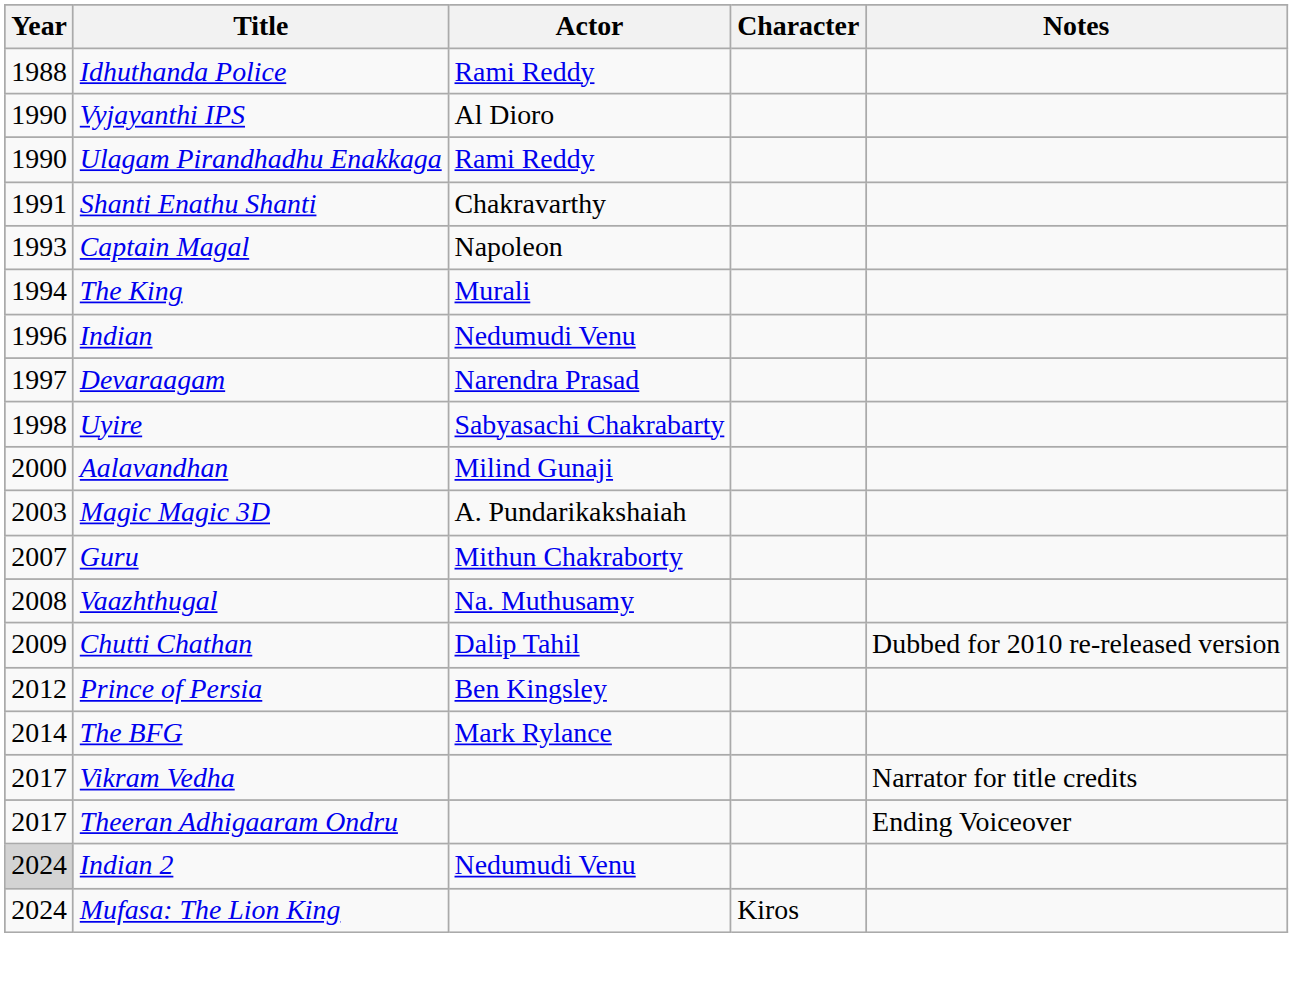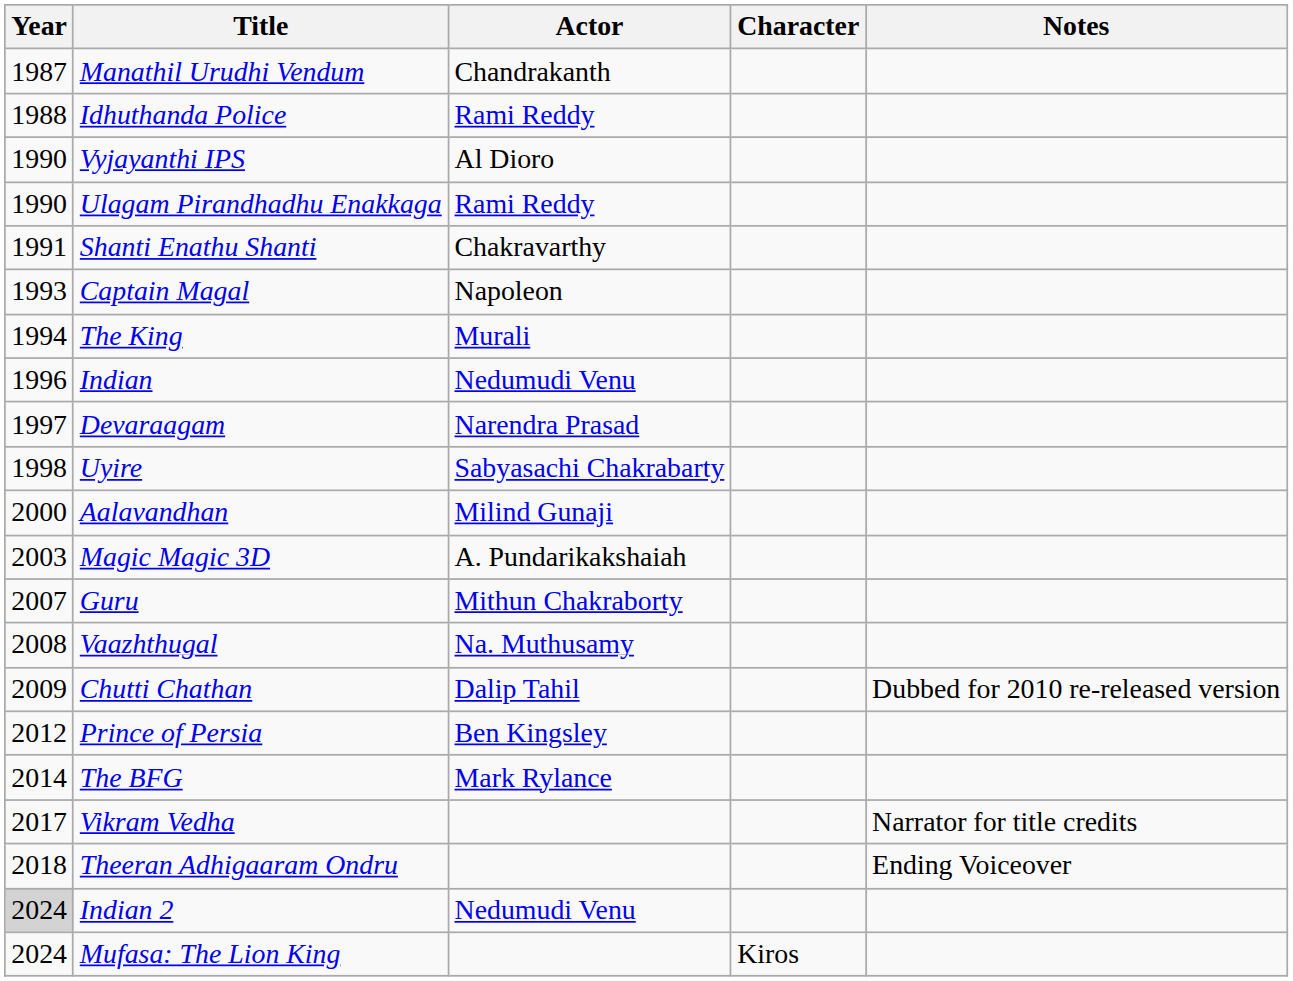+ row: (222, 70)
(39, 821) 2017 -> (39, 865) 2018
